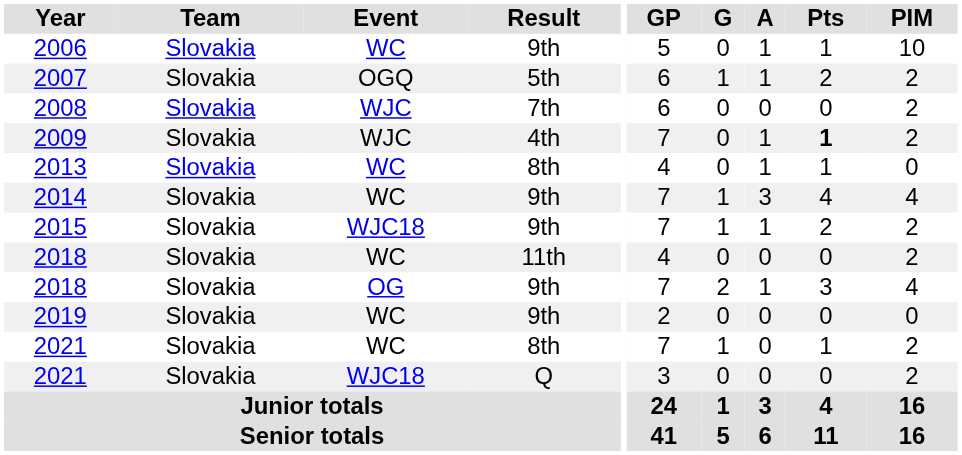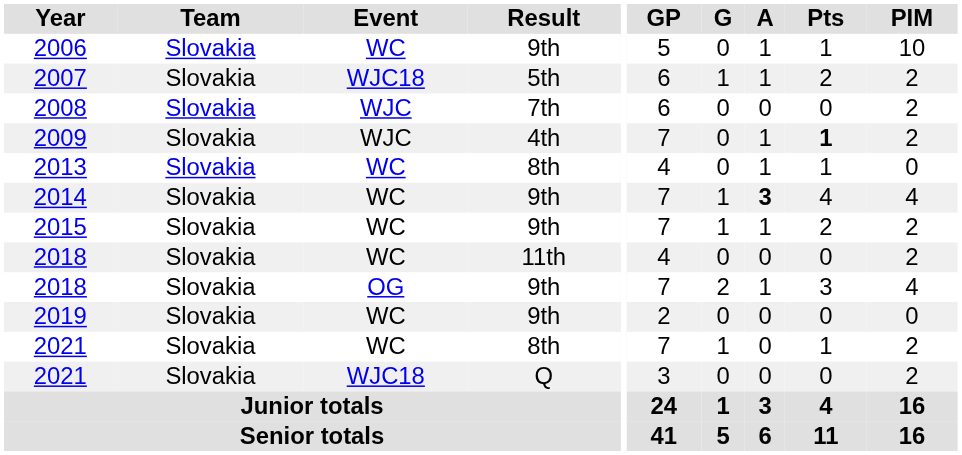(386, 78) OGQ -> (386, 78) WJC18
(765, 197) normal -> (765, 197) bold
(386, 227) WJC18 -> (386, 227) WC
